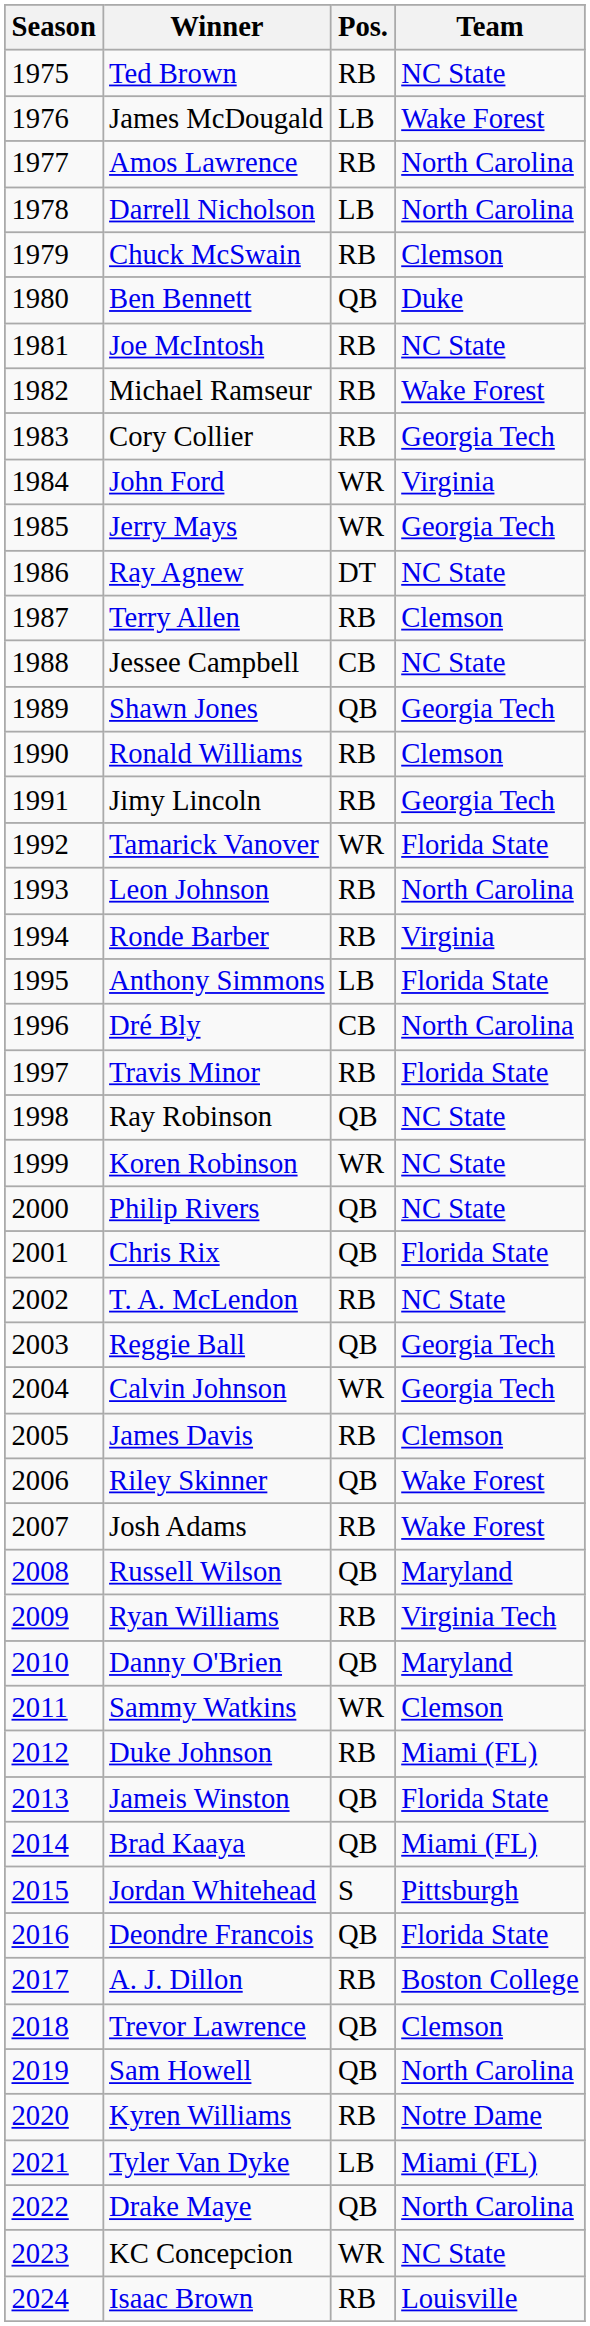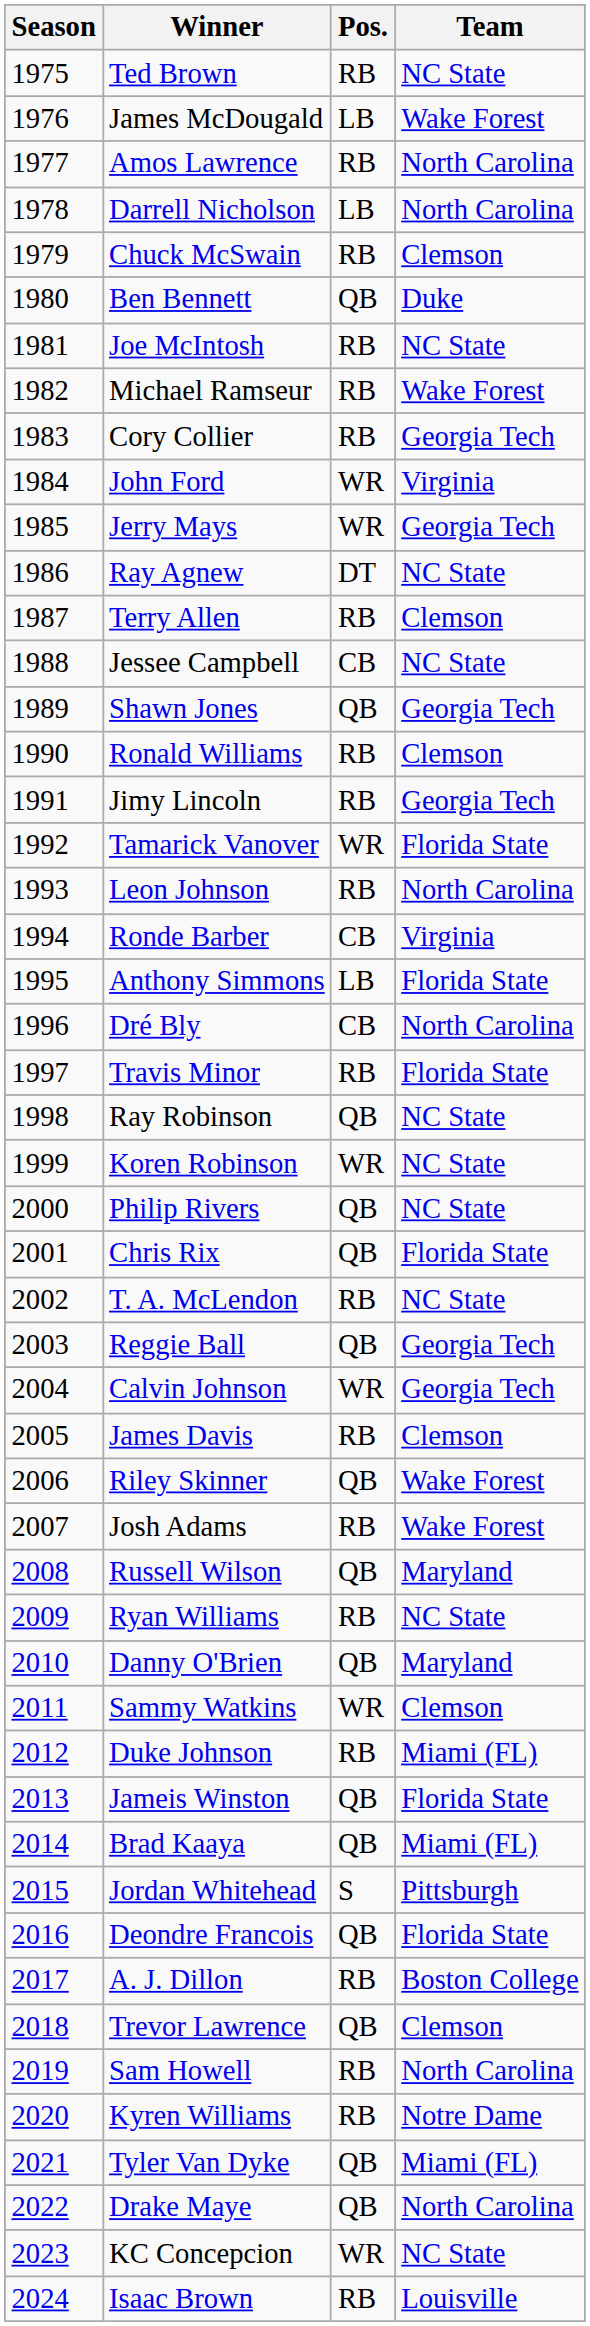(357, 935) RB -> (357, 935) CB
(479, 1616) Virginia Tech -> (453, 1616) NC State
(358, 2071) QB -> (357, 2071) RB
(356, 2162) LB -> (358, 2162) QB
